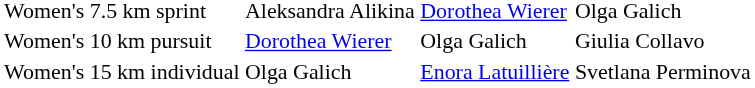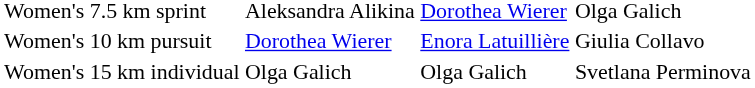(474, 41) Olga Galich -> (495, 41) Enora Latuillière
(495, 71) Enora Latuillière -> (474, 71) Olga Galich
